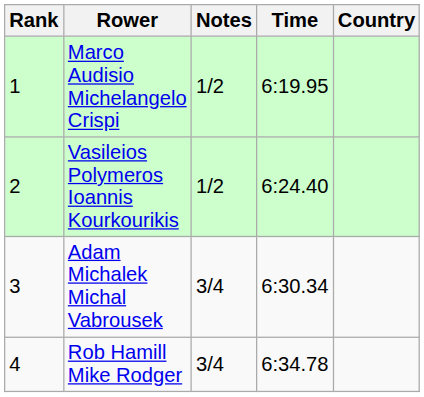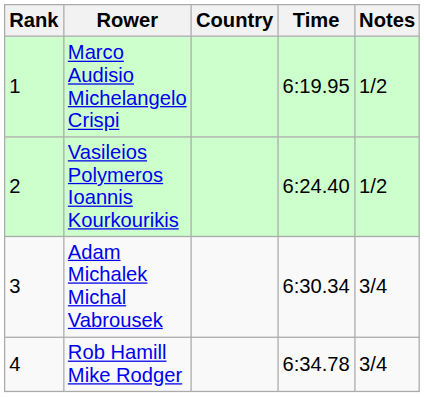columns swapped: (376, 20) <-> (224, 20)
